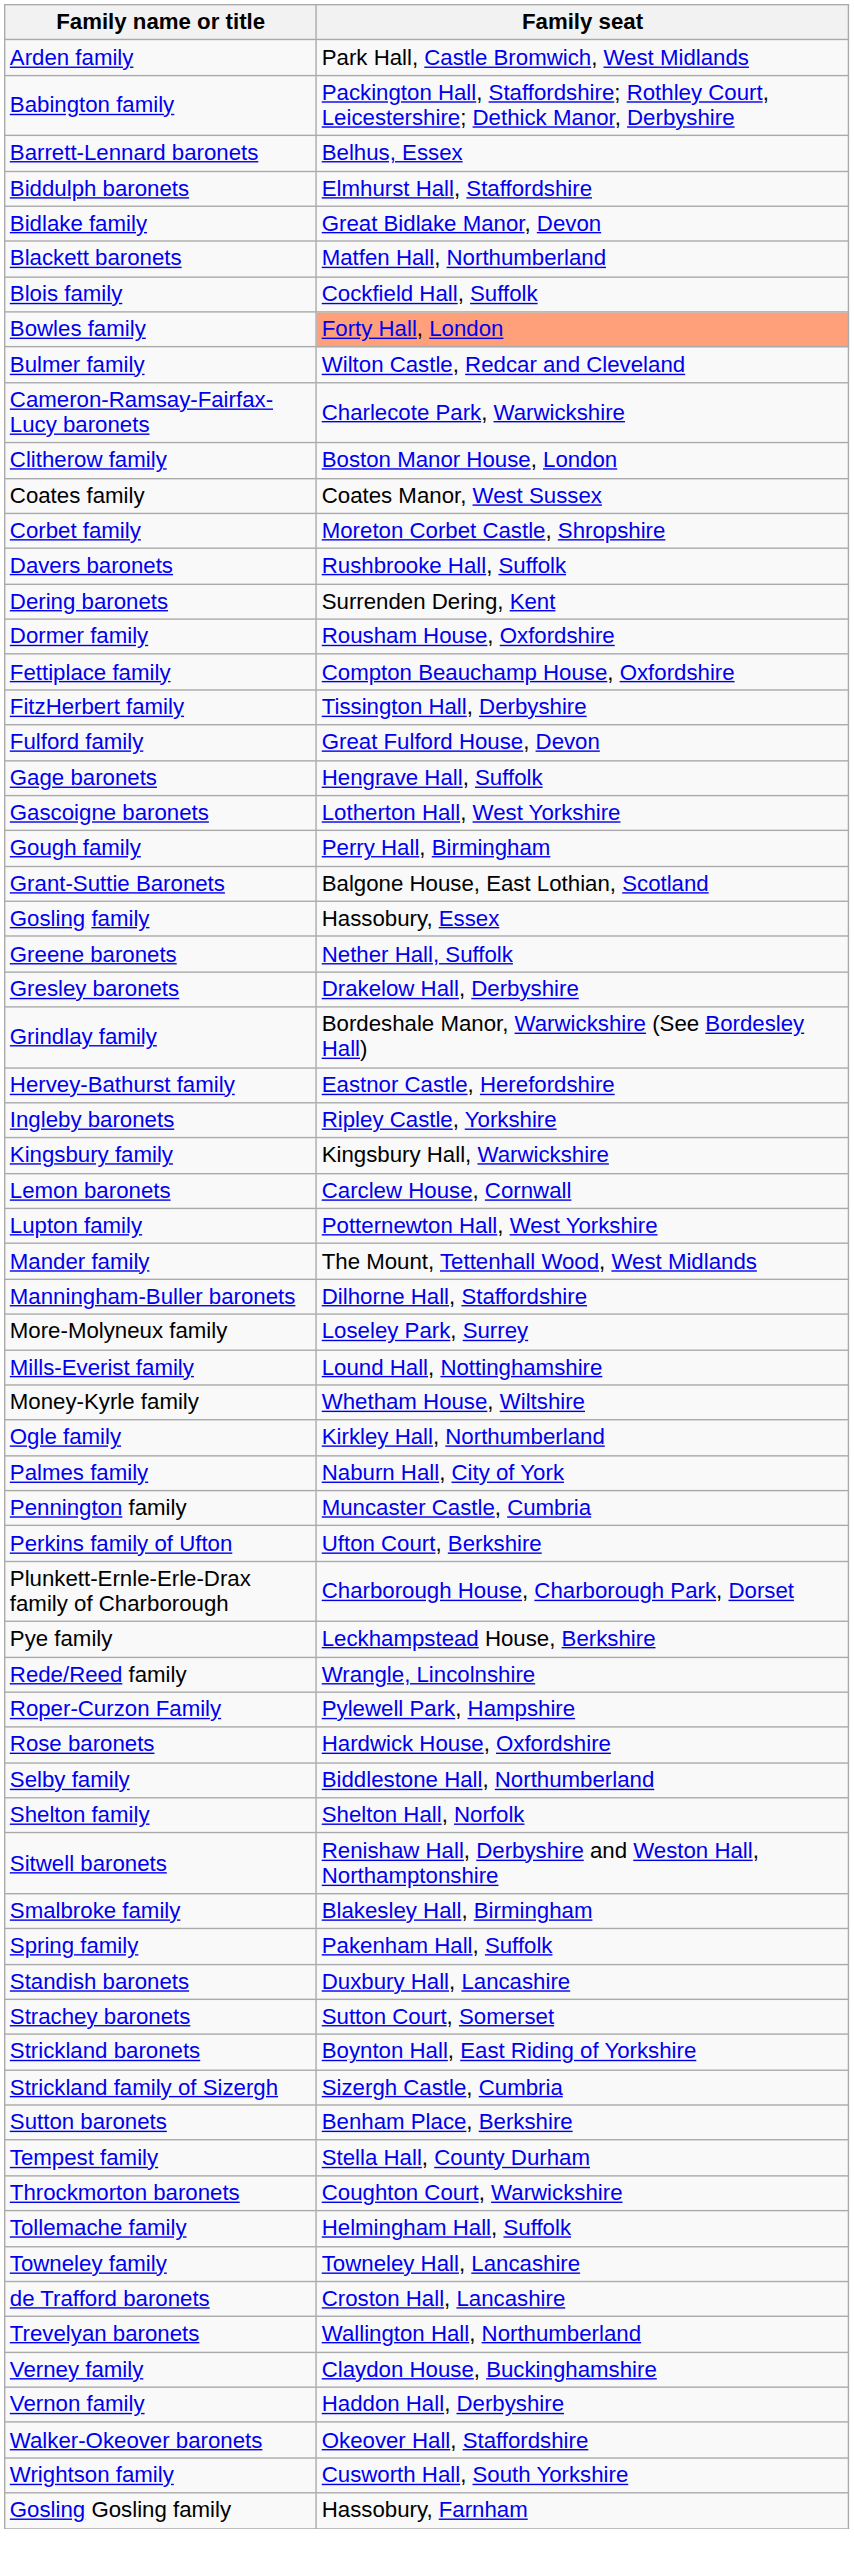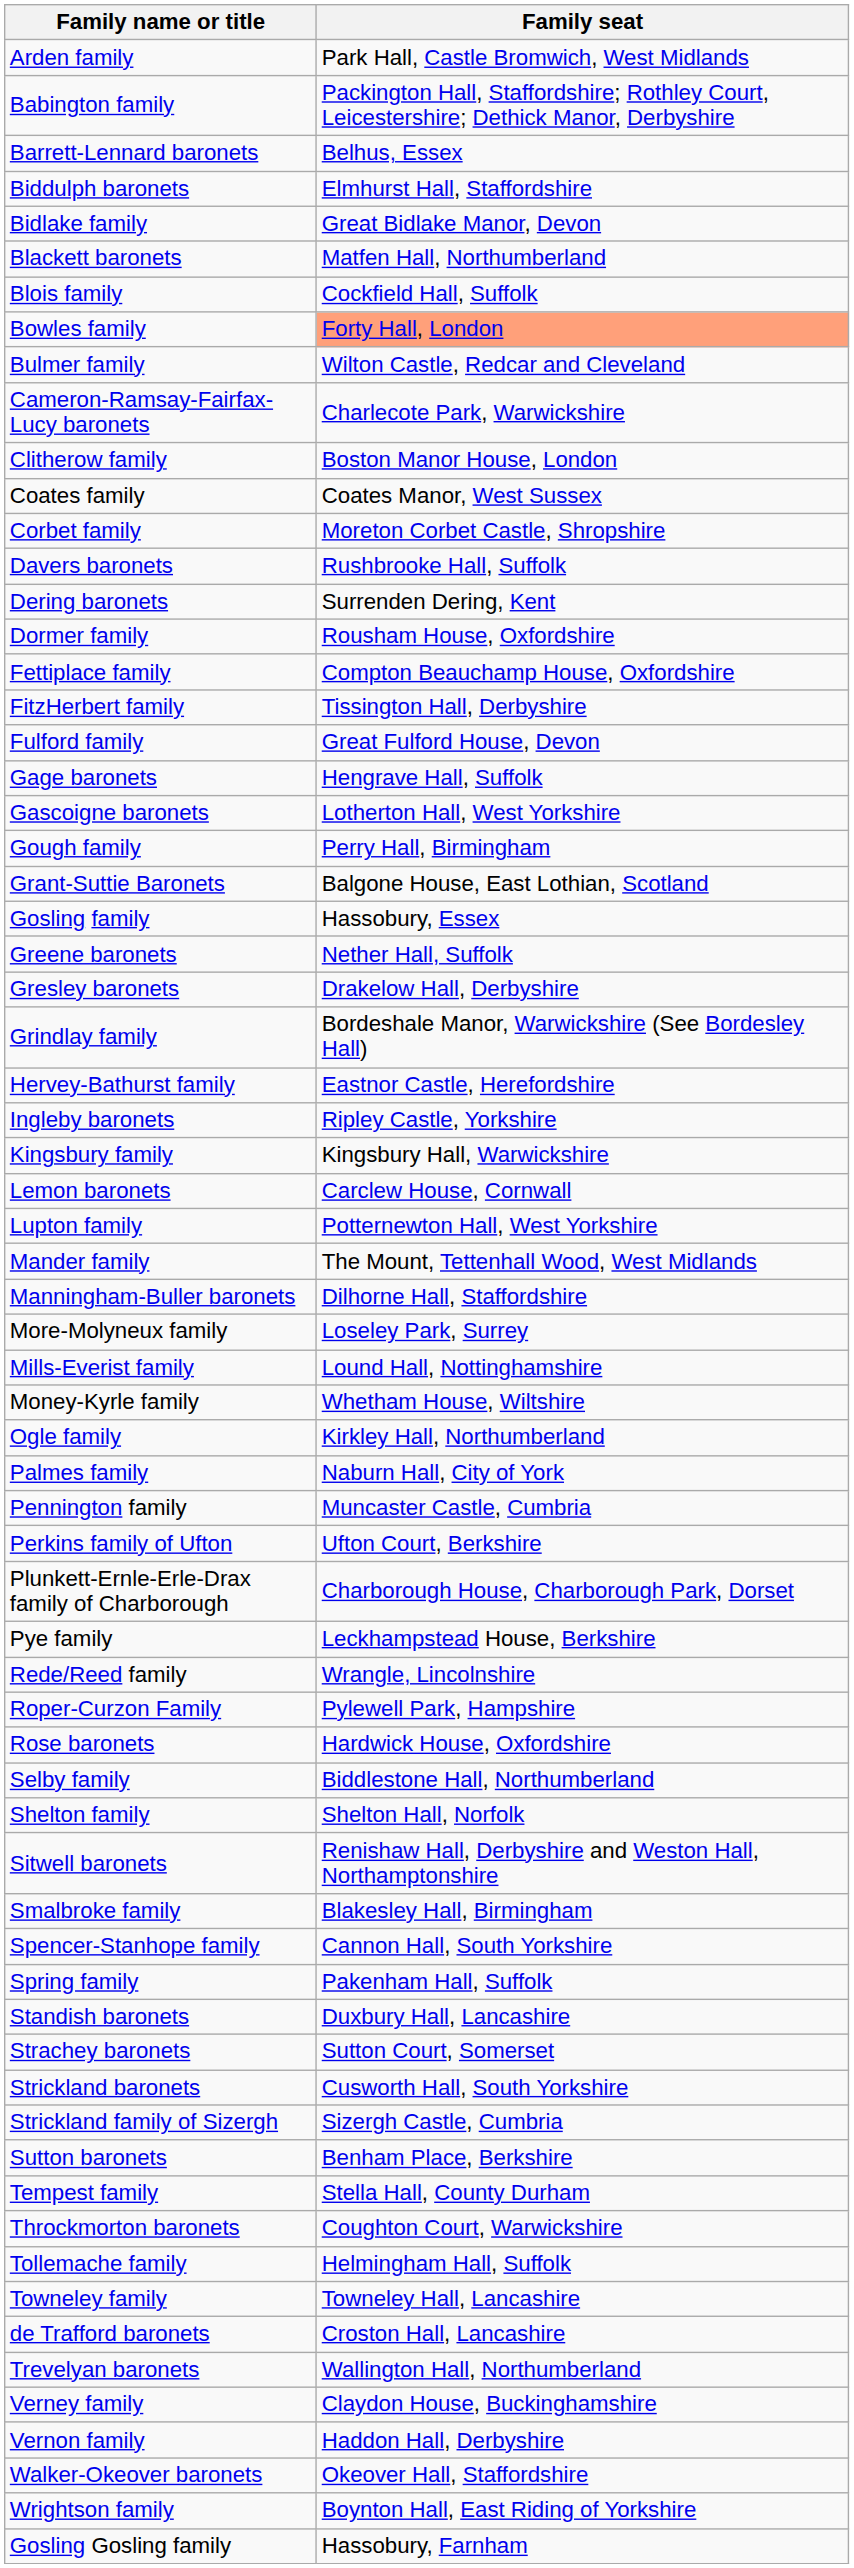+ row: (135, 1946)
(509, 2051) Boynton Hall, East Riding of Yorkshire -> (475, 2087) Cusworth Hall, South Yorkshire
(475, 2475) Cusworth Hall, South Yorkshire -> (509, 2510) Boynton Hall, East Riding of Yorkshire
